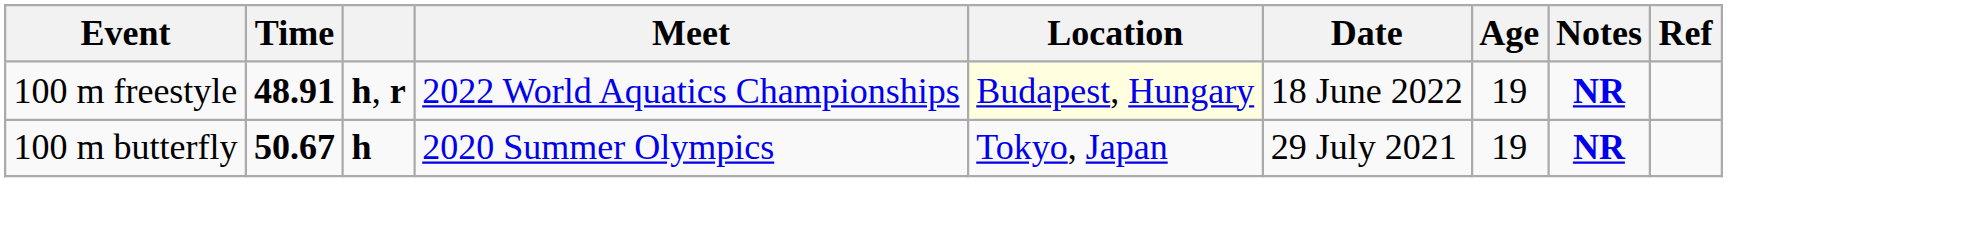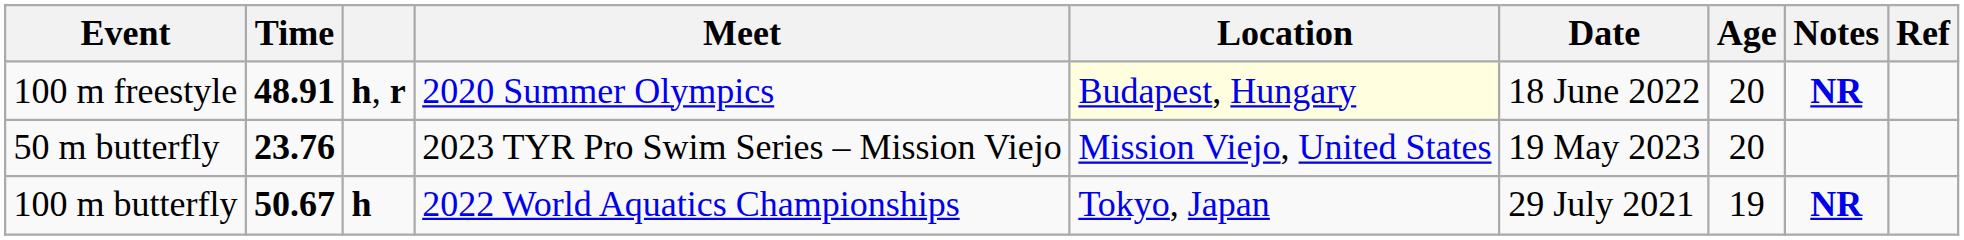(691, 90) 2022 World Aquatics Championships -> (598, 90) 2020 Summer Olympics
(1509, 90) 19 -> (1747, 90) 20
+ row: (116, 147)
(598, 147) 2020 Summer Olympics -> (691, 204) 2022 World Aquatics Championships
